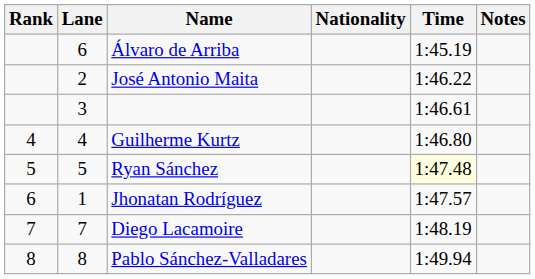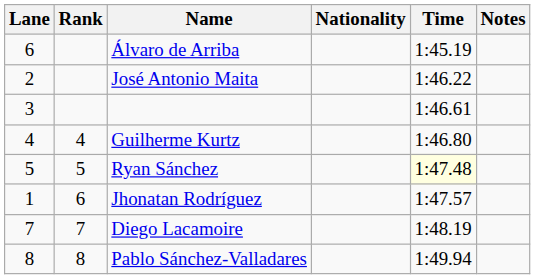columns swapped: (31, 19) <-> (82, 19)
